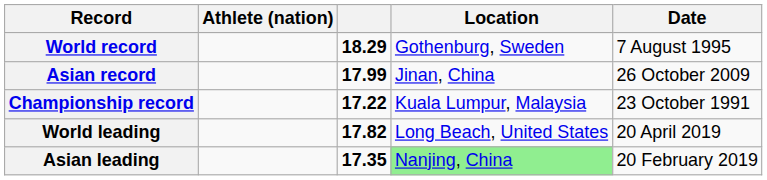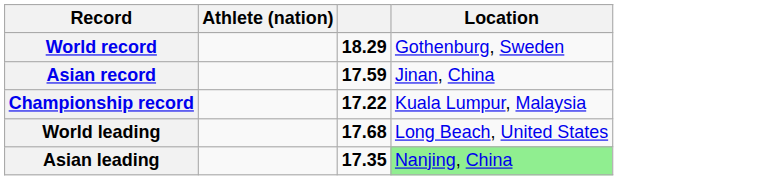- column: (687, 18)
(364, 75) 17.99 -> (364, 75) 17.59
(364, 132) 17.82 -> (364, 132) 17.68
